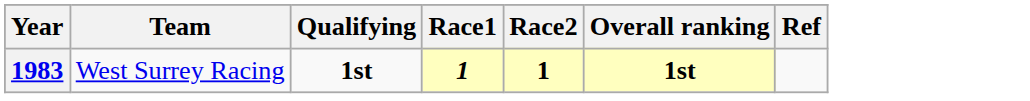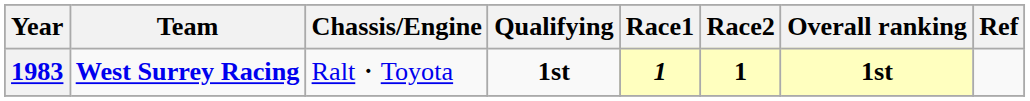+ column: (397, 26)
(180, 69) normal -> (188, 71) bold
